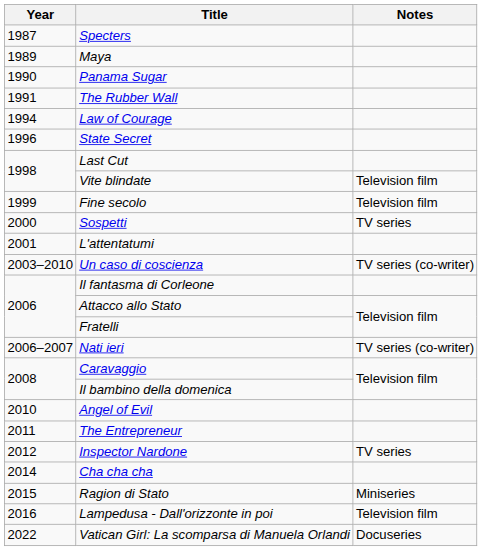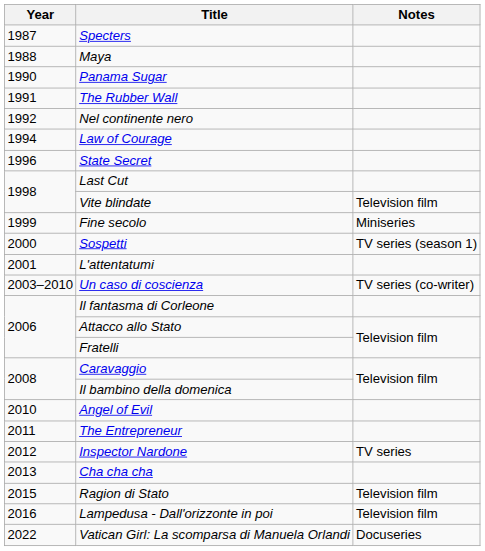(22, 56) 1989 -> (22, 56) 1988
+ row: (136, 118)
(397, 202) Television film -> (386, 222) Miniseries
(384, 222) TV series -> (417, 243) TV series (season 1)
- row: (101, 347)
(22, 472) 2014 -> (22, 472) 2013
(386, 493) Miniseries -> (397, 493) Television film
